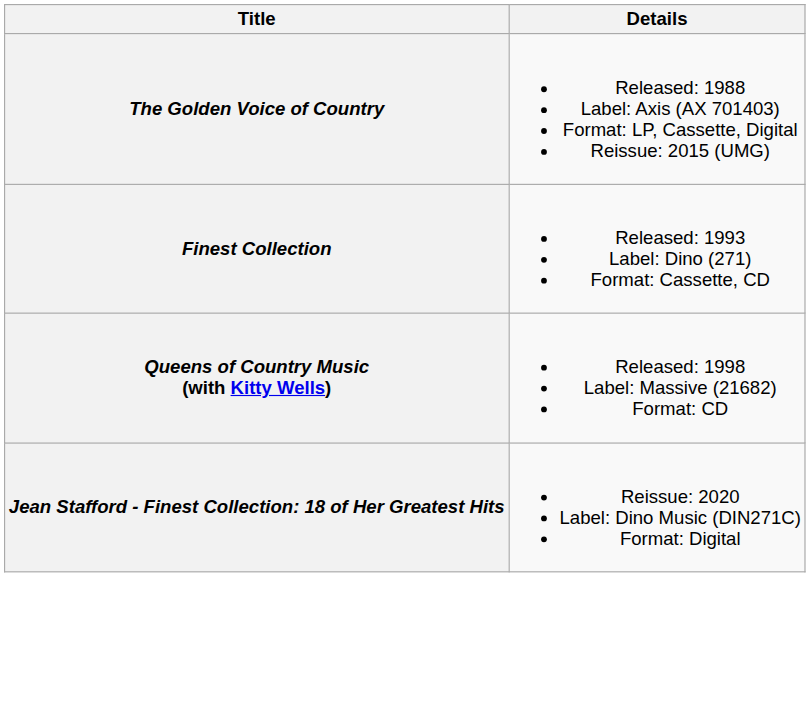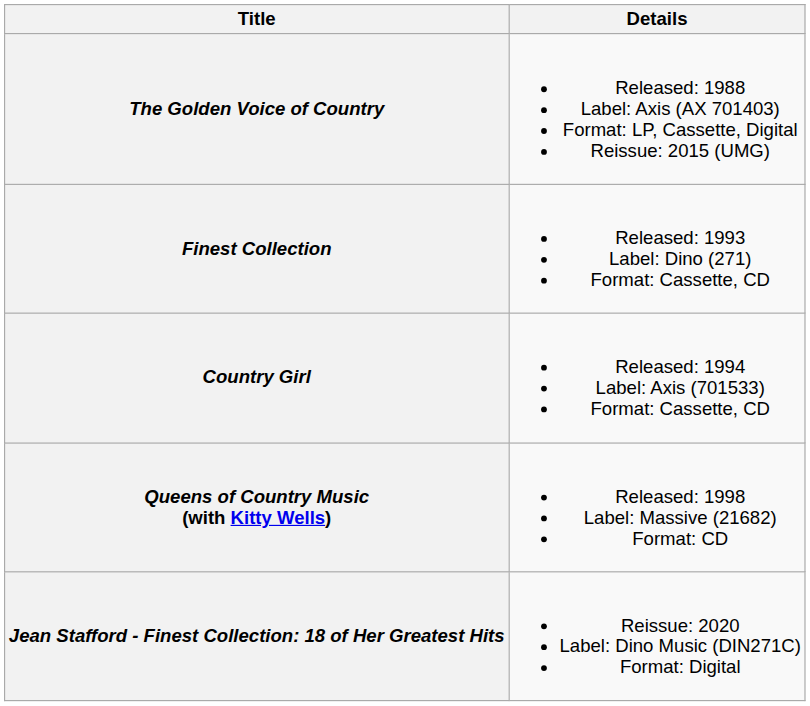+ row: (257, 377)
